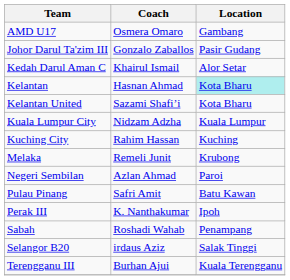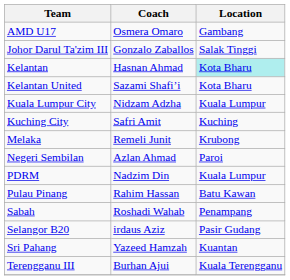(230, 49) Pasir Gudang -> (228, 49) Salak Tinggi
- row: (56, 67)
(146, 139) Rahim Hassan -> (137, 121) Safri Amit
+ row: (23, 175)
(137, 193) Safri Amit -> (146, 193) Rahim Hassan
- row: (27, 211)
(228, 247) Salak Tinggi -> (230, 229) Pasir Gudang
+ row: (32, 247)
